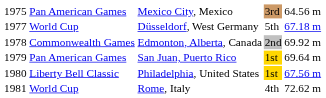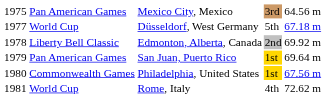(82, 42) Commonwealth Games -> (74, 42) Liberty Bell Classic
(74, 73) Liberty Bell Classic -> (82, 73) Commonwealth Games
